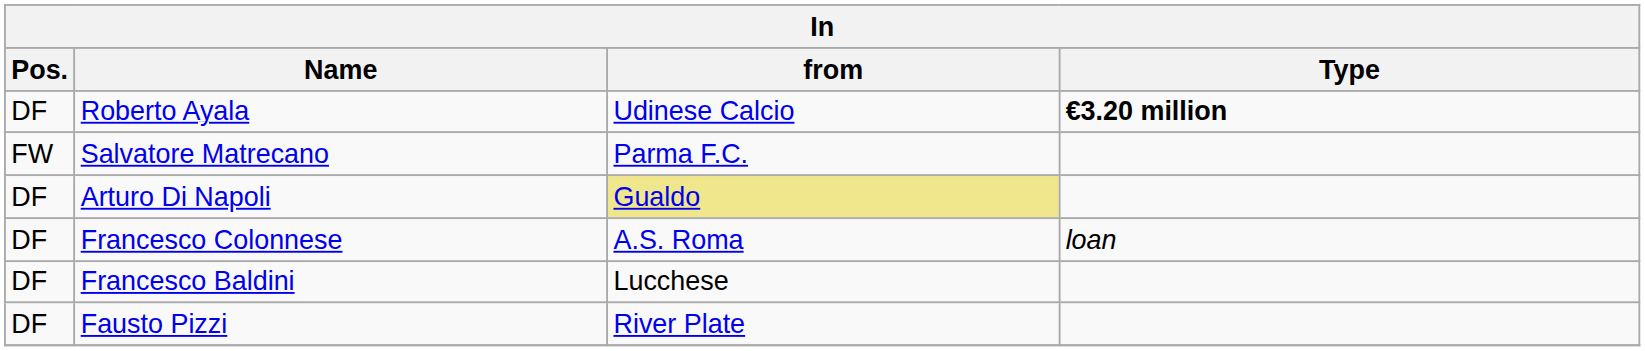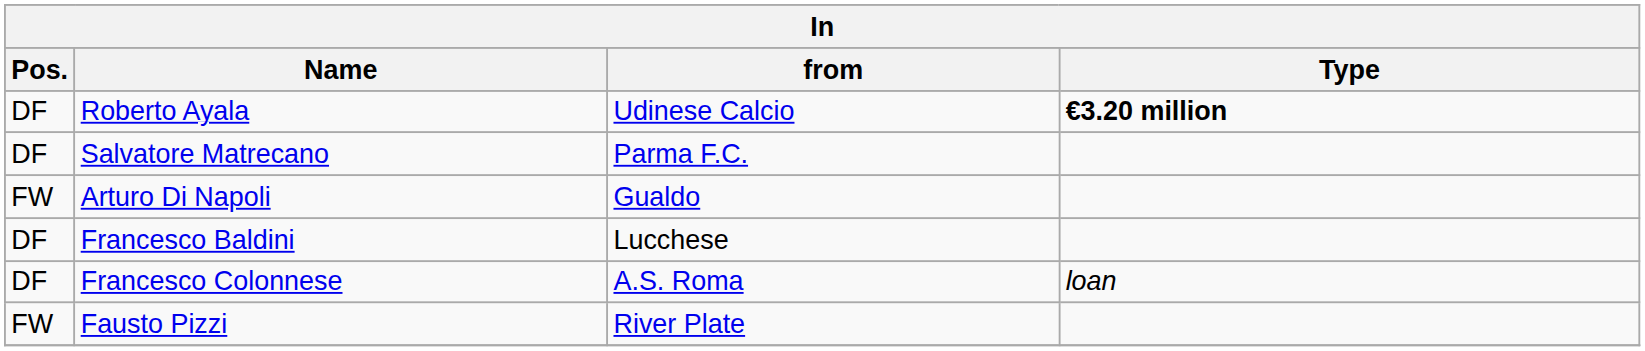(32, 154) FW -> (29, 154) DF
(29, 197) DF -> (32, 197) FW
(657, 197) khaki background -> (657, 197) no background
rows swapped: (212, 239) <-> (188, 282)
(29, 324) DF -> (32, 324) FW
